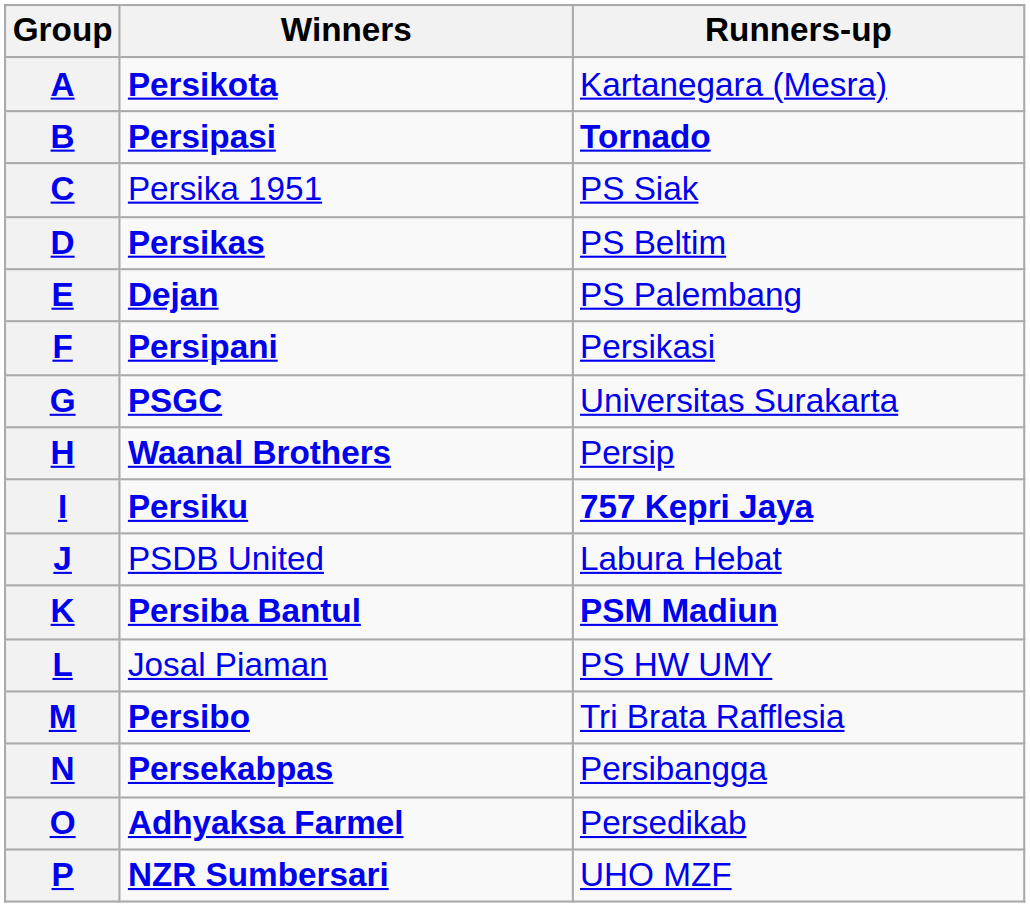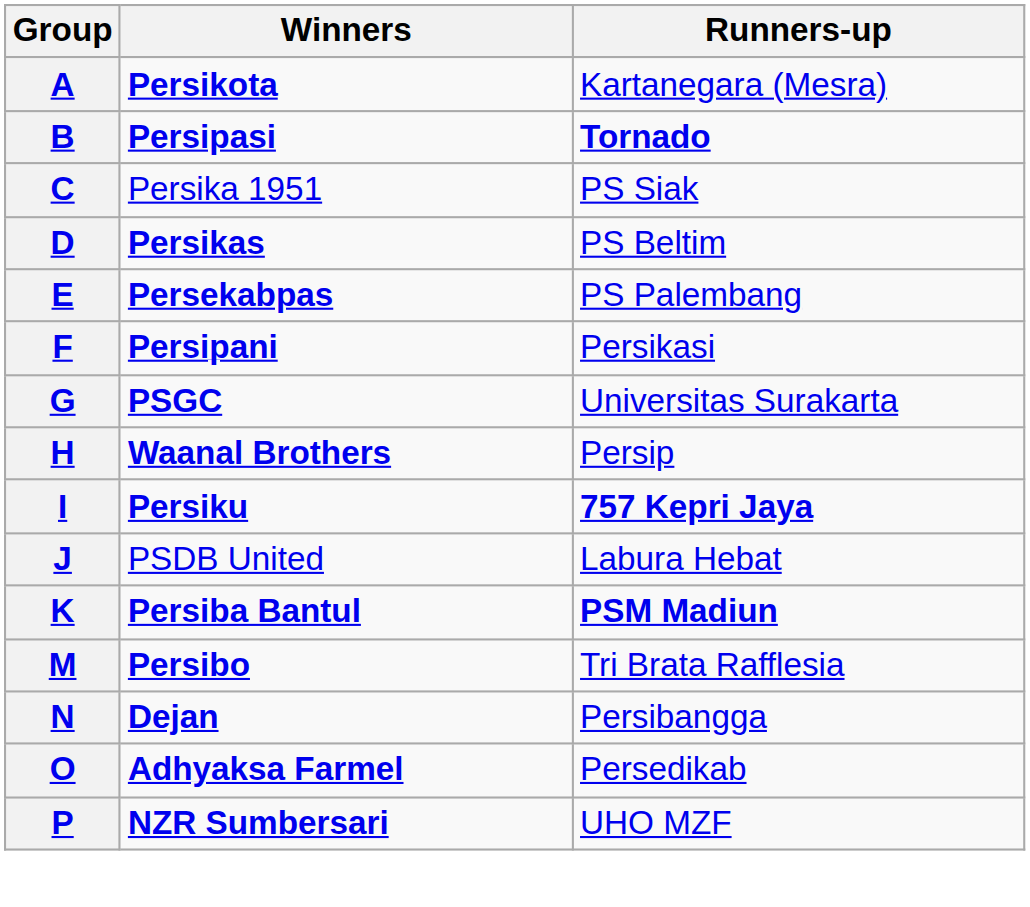(173, 294) Dejan -> (231, 294) Persekabpas
- row: (63, 664)
(231, 769) Persekabpas -> (173, 717) Dejan
